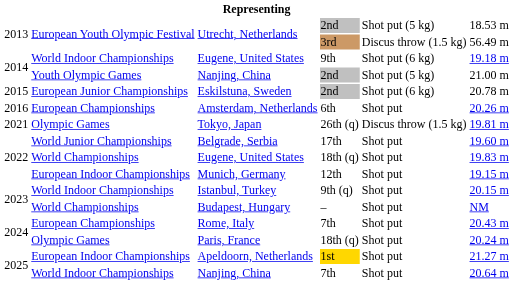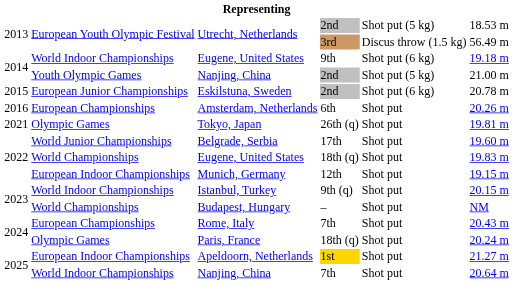(414, 124) Discus throw (1.5 kg) -> (382, 124) Shot put
